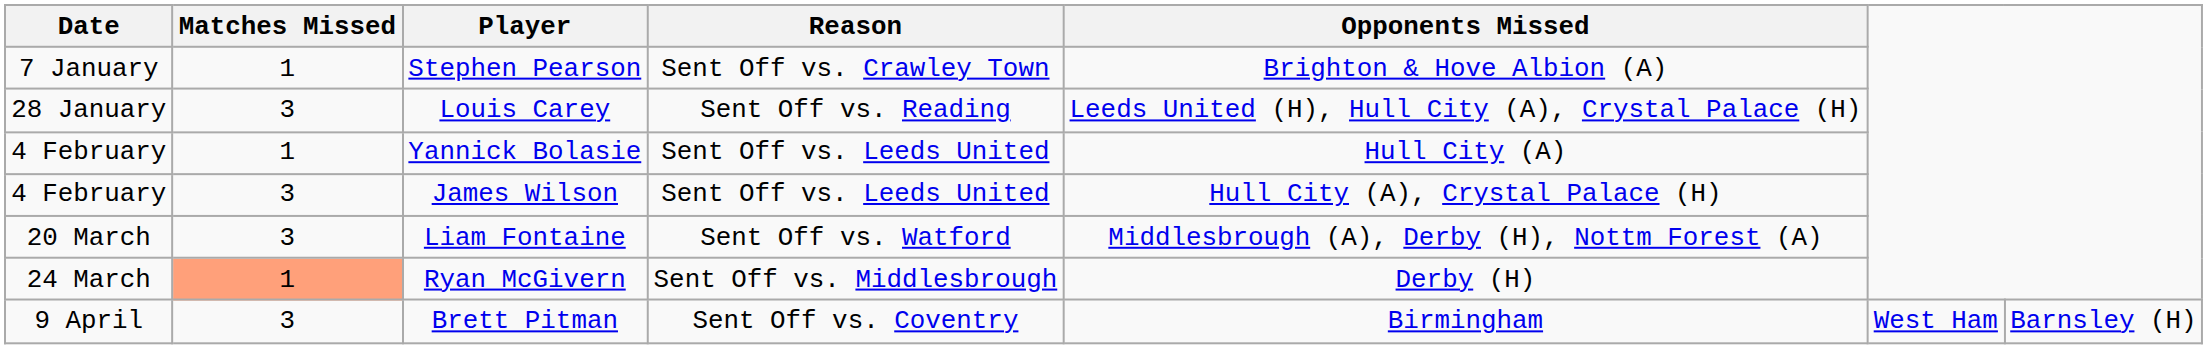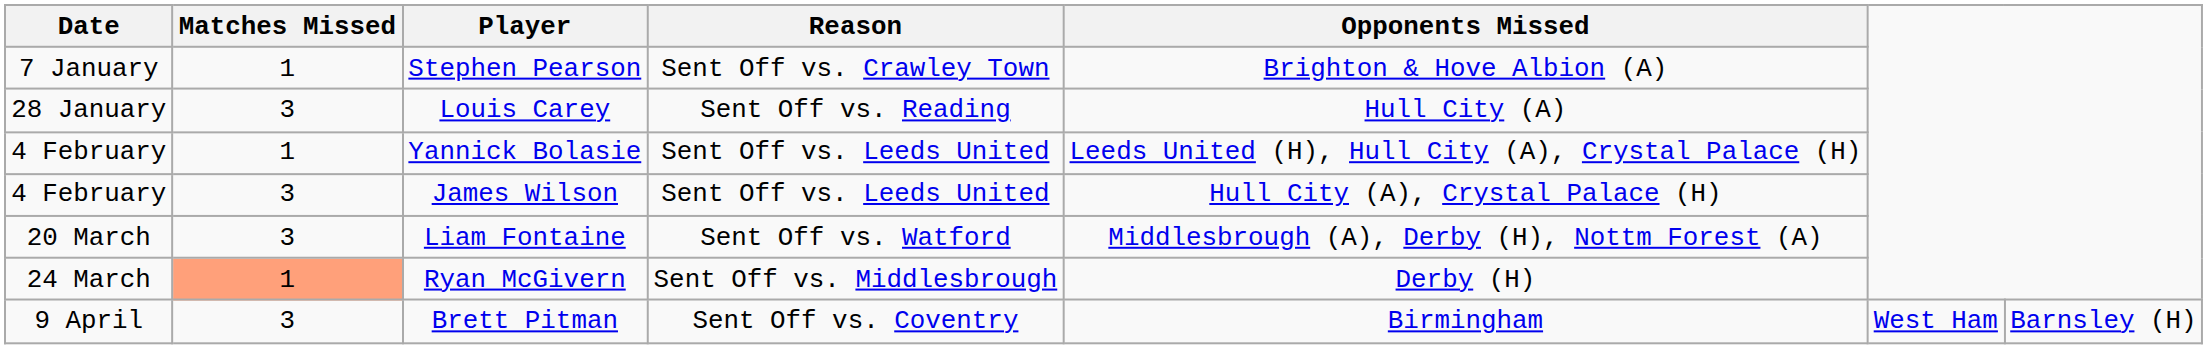(1465, 110) Leeds United (H), Hull City (A), Crystal Palace (H) -> (1465, 110) Hull City (A)
(1465, 153) Hull City (A) -> (1465, 153) Leeds United (H), Hull City (A), Crystal Palace (H)
